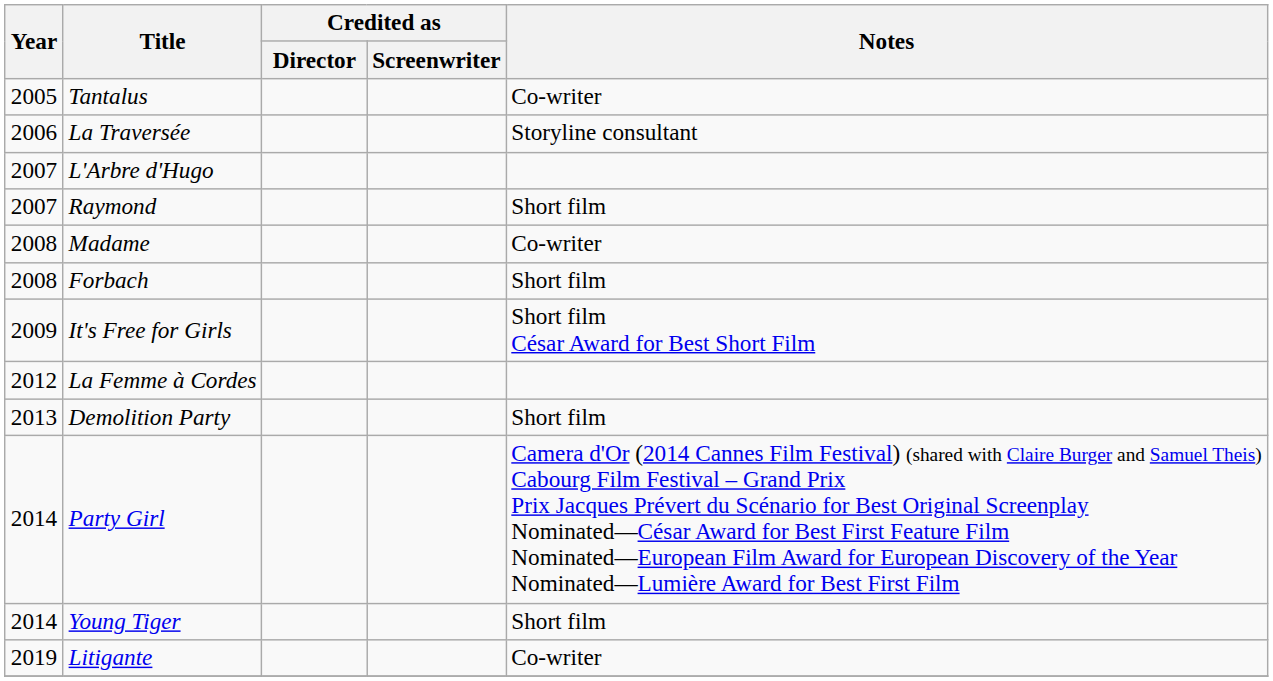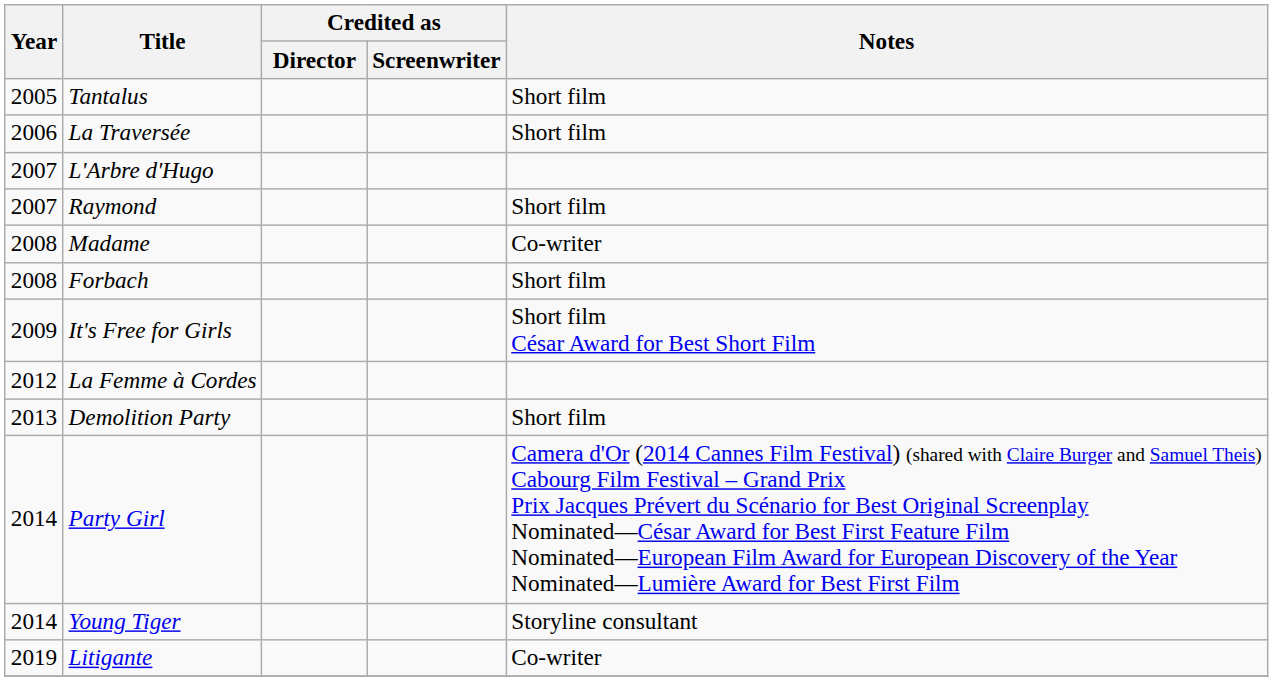(556, 96) Co-writer -> (559, 96) Short film
(604, 133) Storyline consultant -> (559, 133) Short film
(559, 621) Short film -> (604, 621) Storyline consultant
